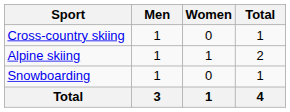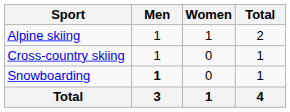rows swapped: (44, 55) <-> (66, 35)
(157, 76) normal -> (157, 76) bold
